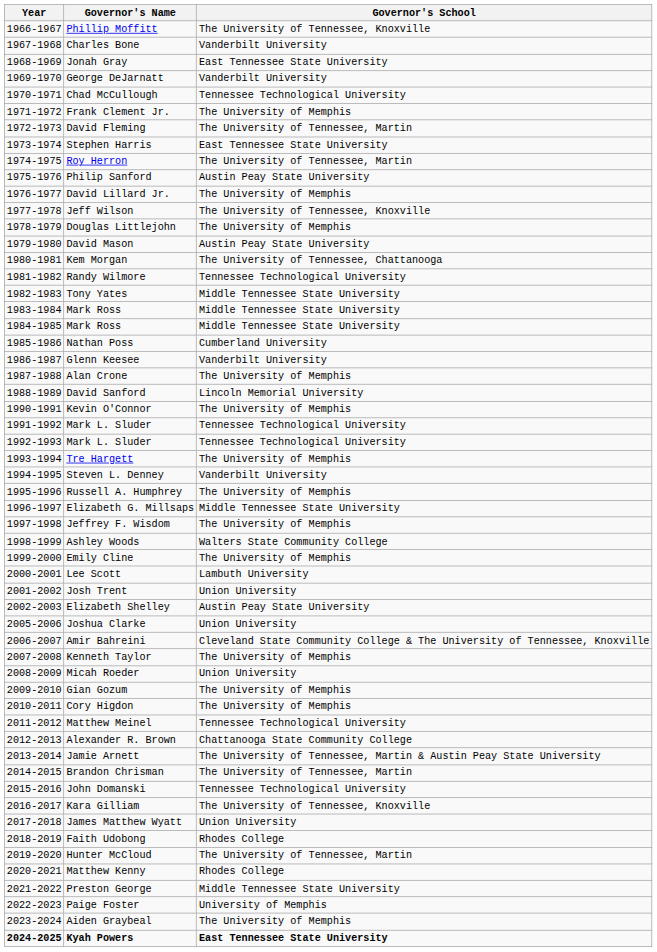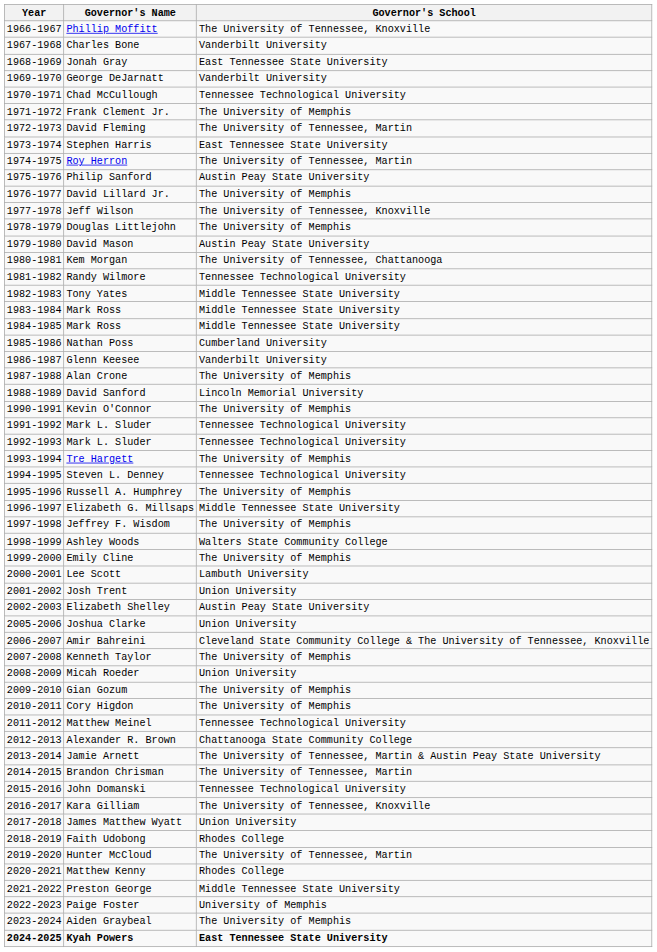(263, 475) Vanderbilt University -> (302, 475) Tennessee Technological University
